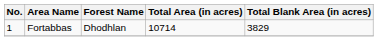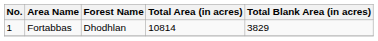(162, 28) 10714 -> (162, 28) 10814
